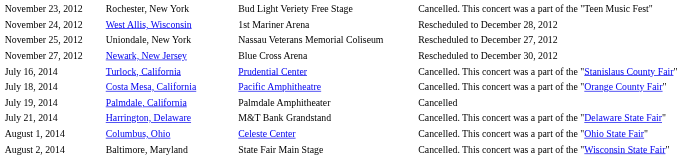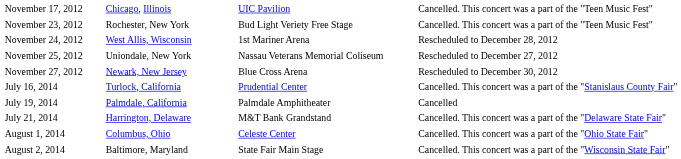+ row: (44, 9)
- row: (31, 87)
